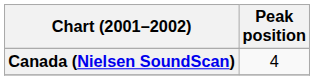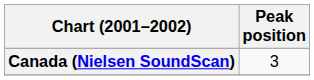(274, 61) 4 -> (274, 61) 3
